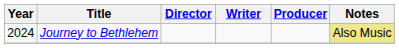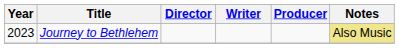(21, 33) 2024 -> (21, 33) 2023
